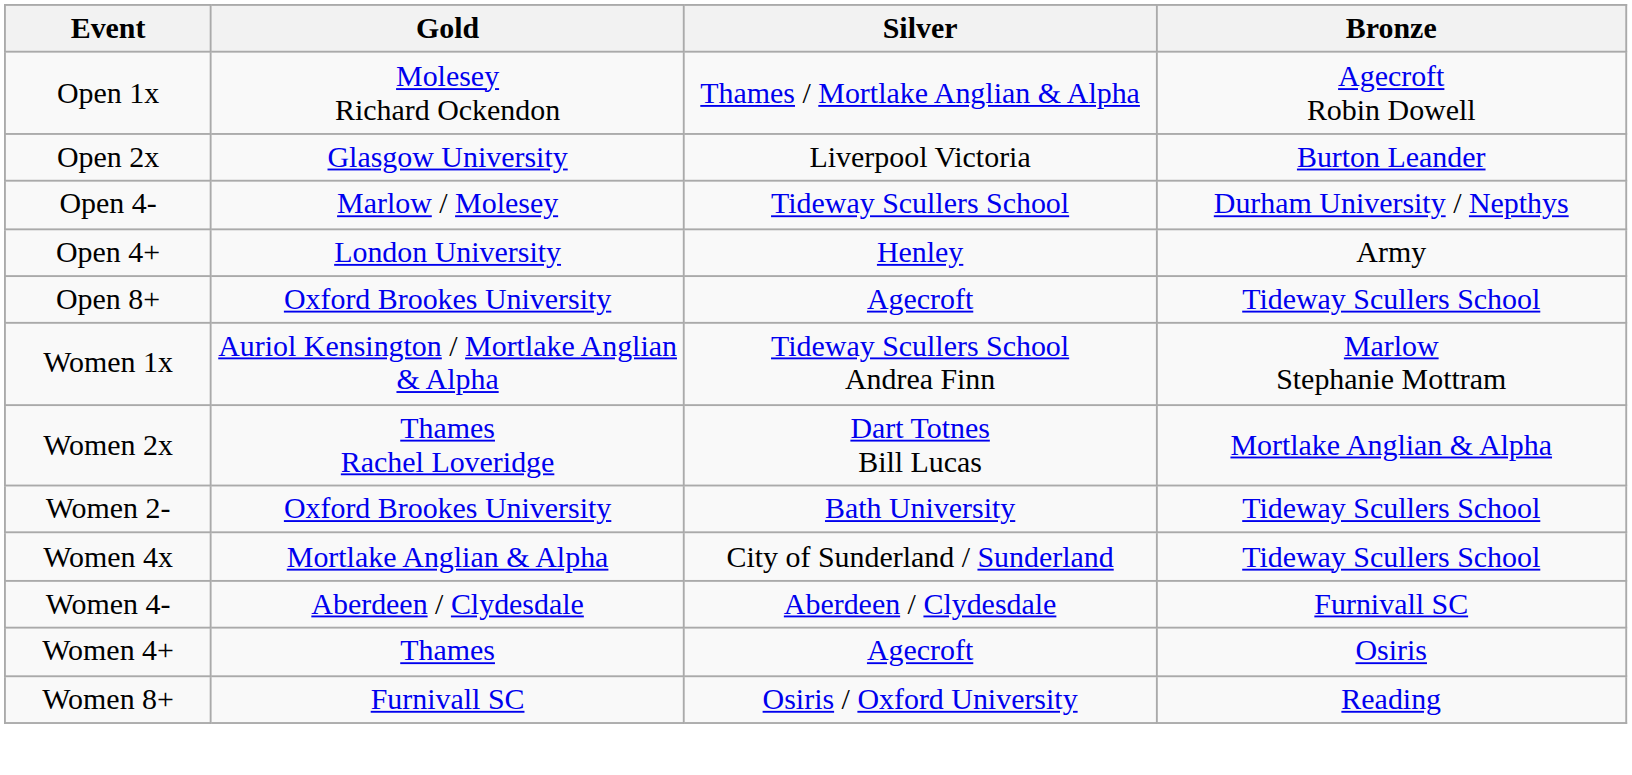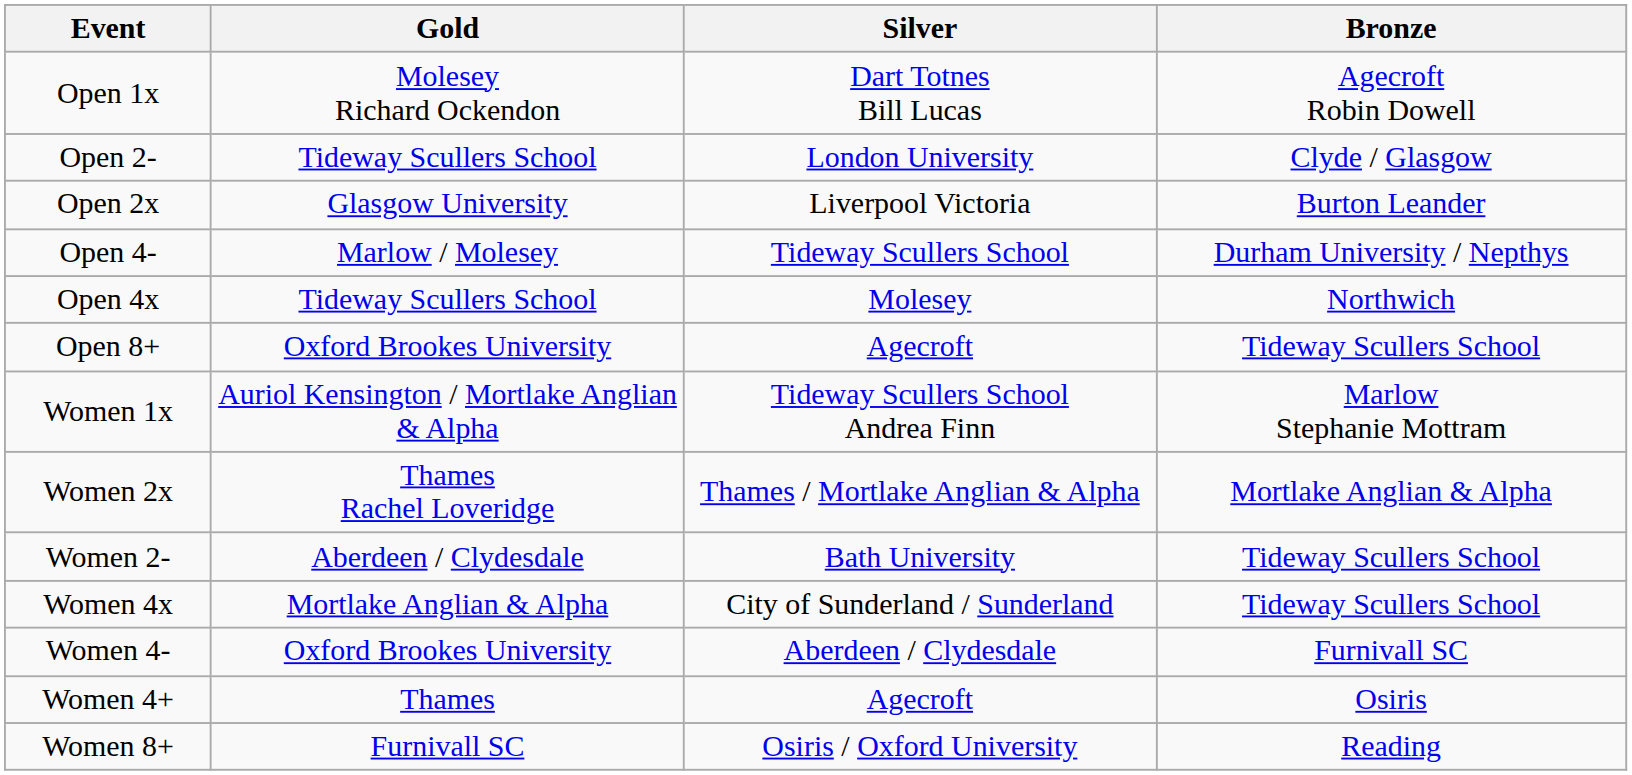(920, 92) Thames / Mortlake Anglian & Alpha -> (920, 92) Dart Totnes Bill Lucas
+ row: (108, 156)
+ row: (108, 299)
- row: (108, 251)
(920, 444) Dart Totnes Bill Lucas -> (920, 491) Thames / Mortlake Anglian & Alpha
(448, 508) Oxford Brookes University -> (447, 556) Aberdeen / Clydesdale
(448, 603) Aberdeen / Clydesdale -> (448, 651) Oxford Brookes University
